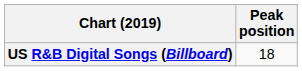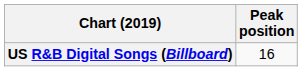(267, 54) 18 -> (267, 54) 16
